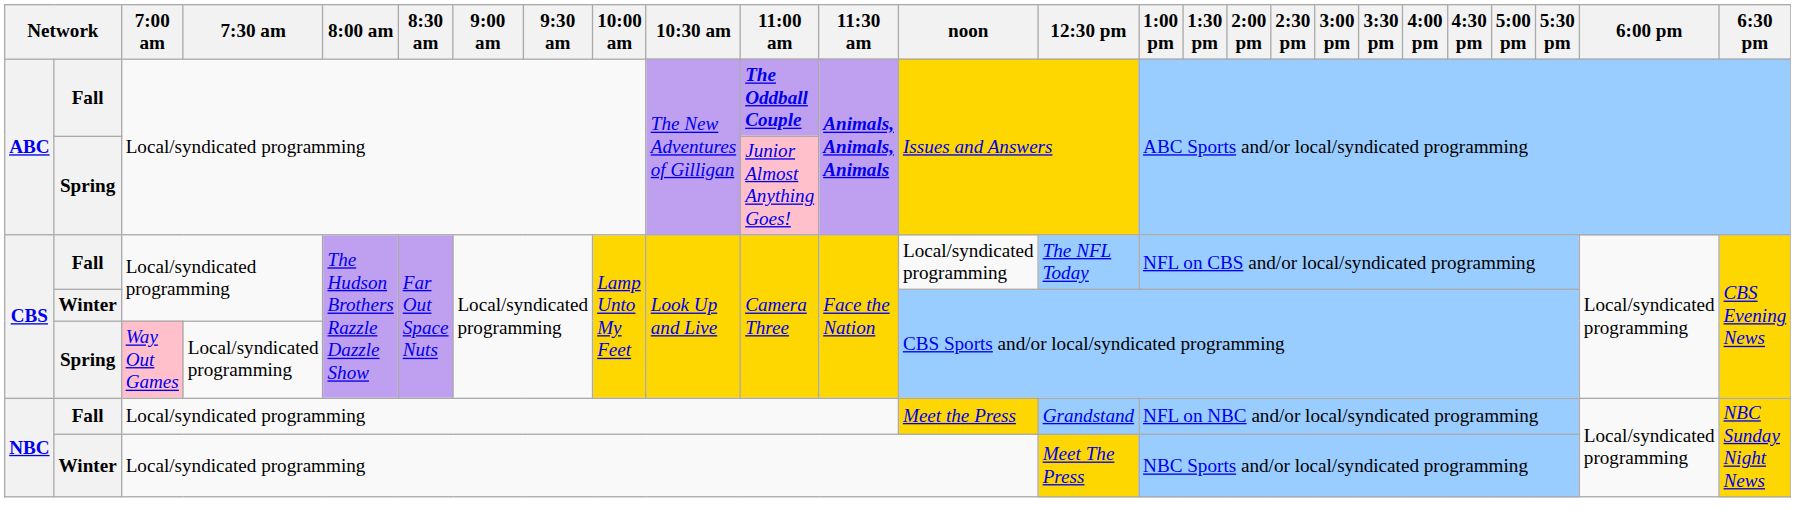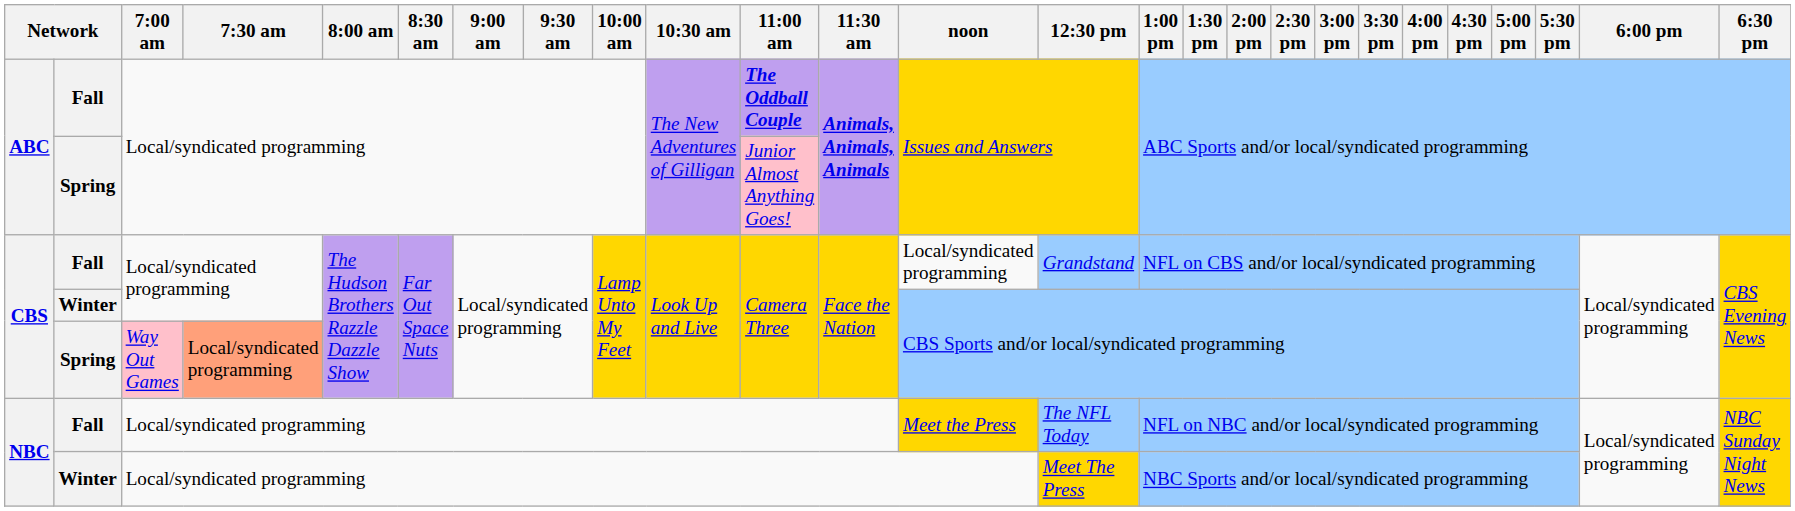(1077, 262) The NFL Today -> (1088, 262) Grandstand
(253, 359) no background -> (253, 359) lightsalmon background
(1088, 416) Grandstand -> (1077, 425) The NFL Today
